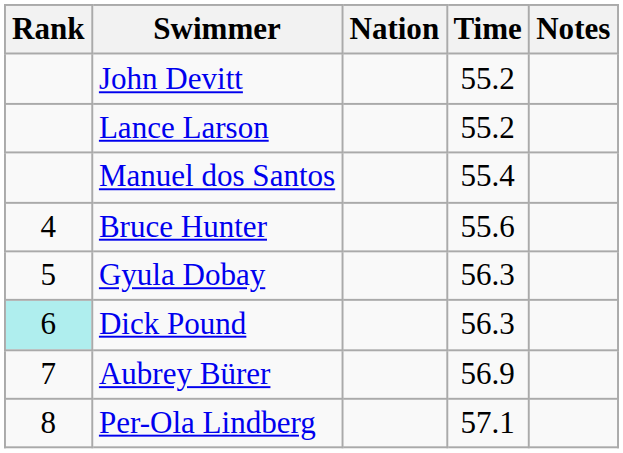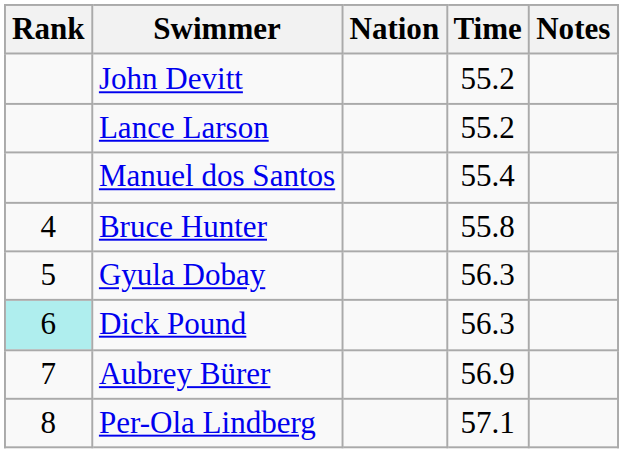(488, 226) 55.6 -> (488, 226) 55.8
